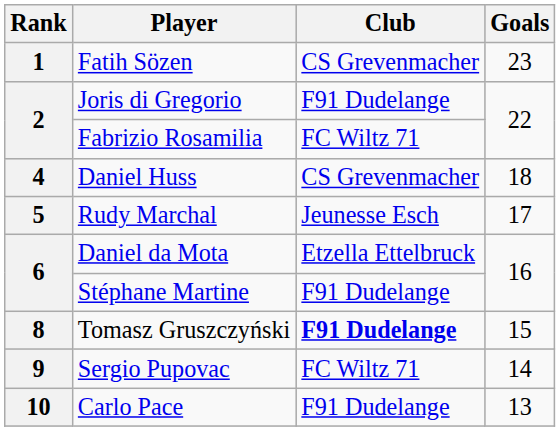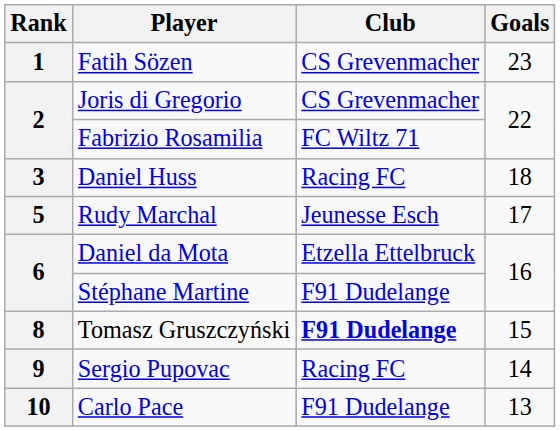(375, 100) F91 Dudelange -> (390, 100) CS Grevenmacher
(39, 176) 4 -> (39, 176) 3
(390, 176) CS Grevenmacher -> (353, 176) Racing FC
(360, 368) FC Wiltz 71 -> (353, 368) Racing FC
